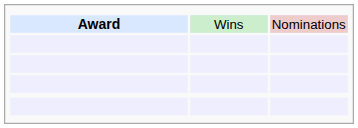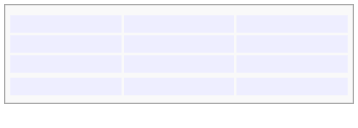- row: (99, 24)
